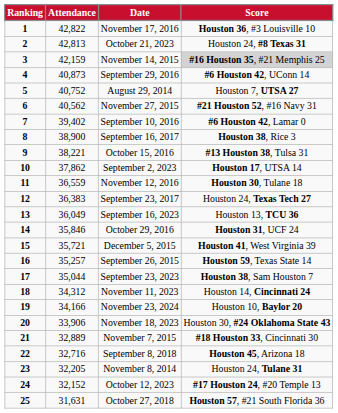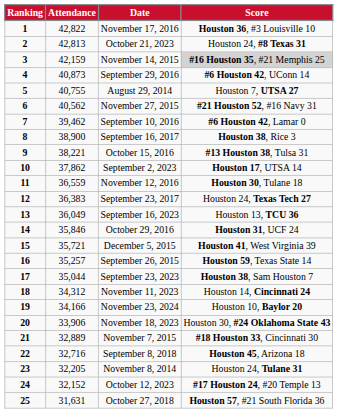(72, 90) 40,752 -> (72, 90) 40,755
(72, 121) 39,402 -> (72, 121) 39,462
